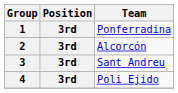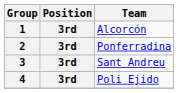(134, 30) Ponferradina -> (122, 30) Alcorcón
(122, 46) Alcorcón -> (134, 46) Ponferradina
